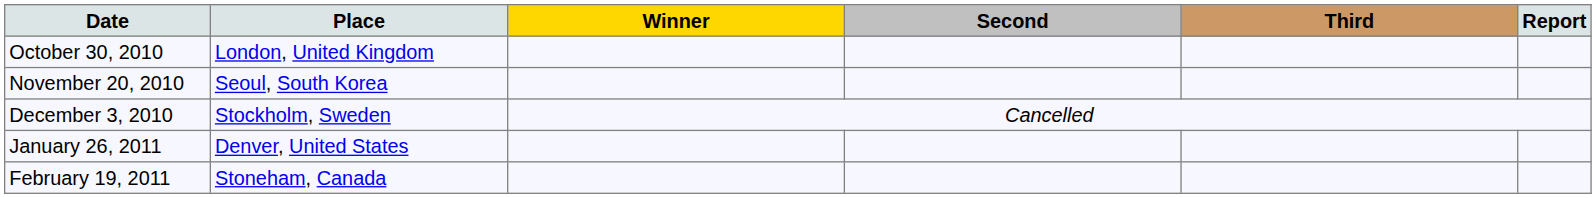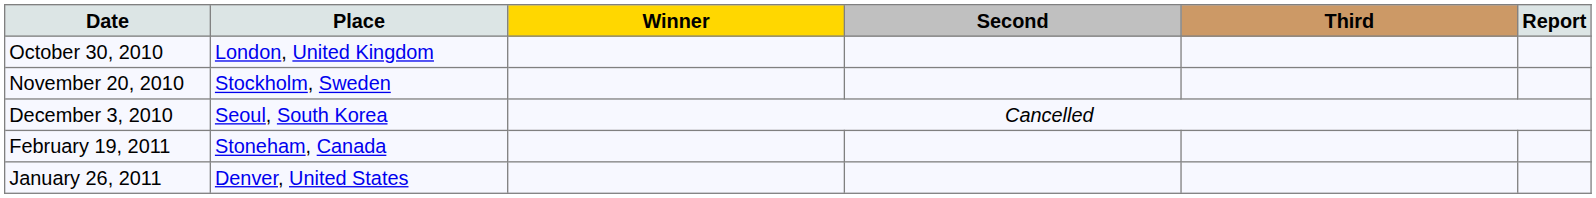(301, 83) Seoul, South Korea -> (303, 83) Stockholm, Sweden
(303, 115) Stockholm, Sweden -> (301, 115) Seoul, South Korea
rows swapped: (85, 146) <-> (90, 178)
